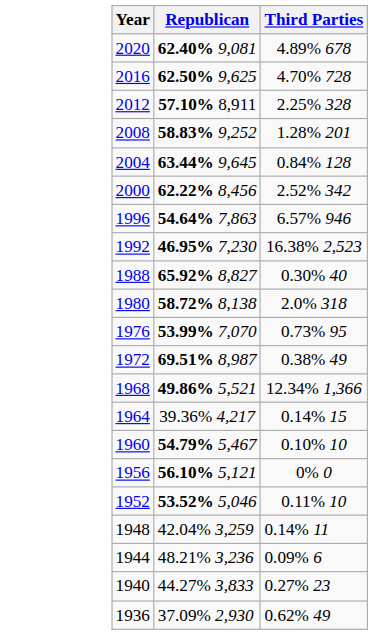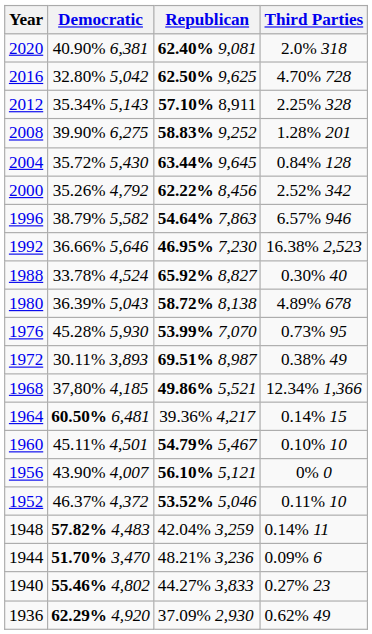+ column: (101, 19)
(314, 48) 4.89% 678 -> (314, 48) 2.0% 318
(314, 303) 2.0% 318 -> (314, 303) 4.89% 678
